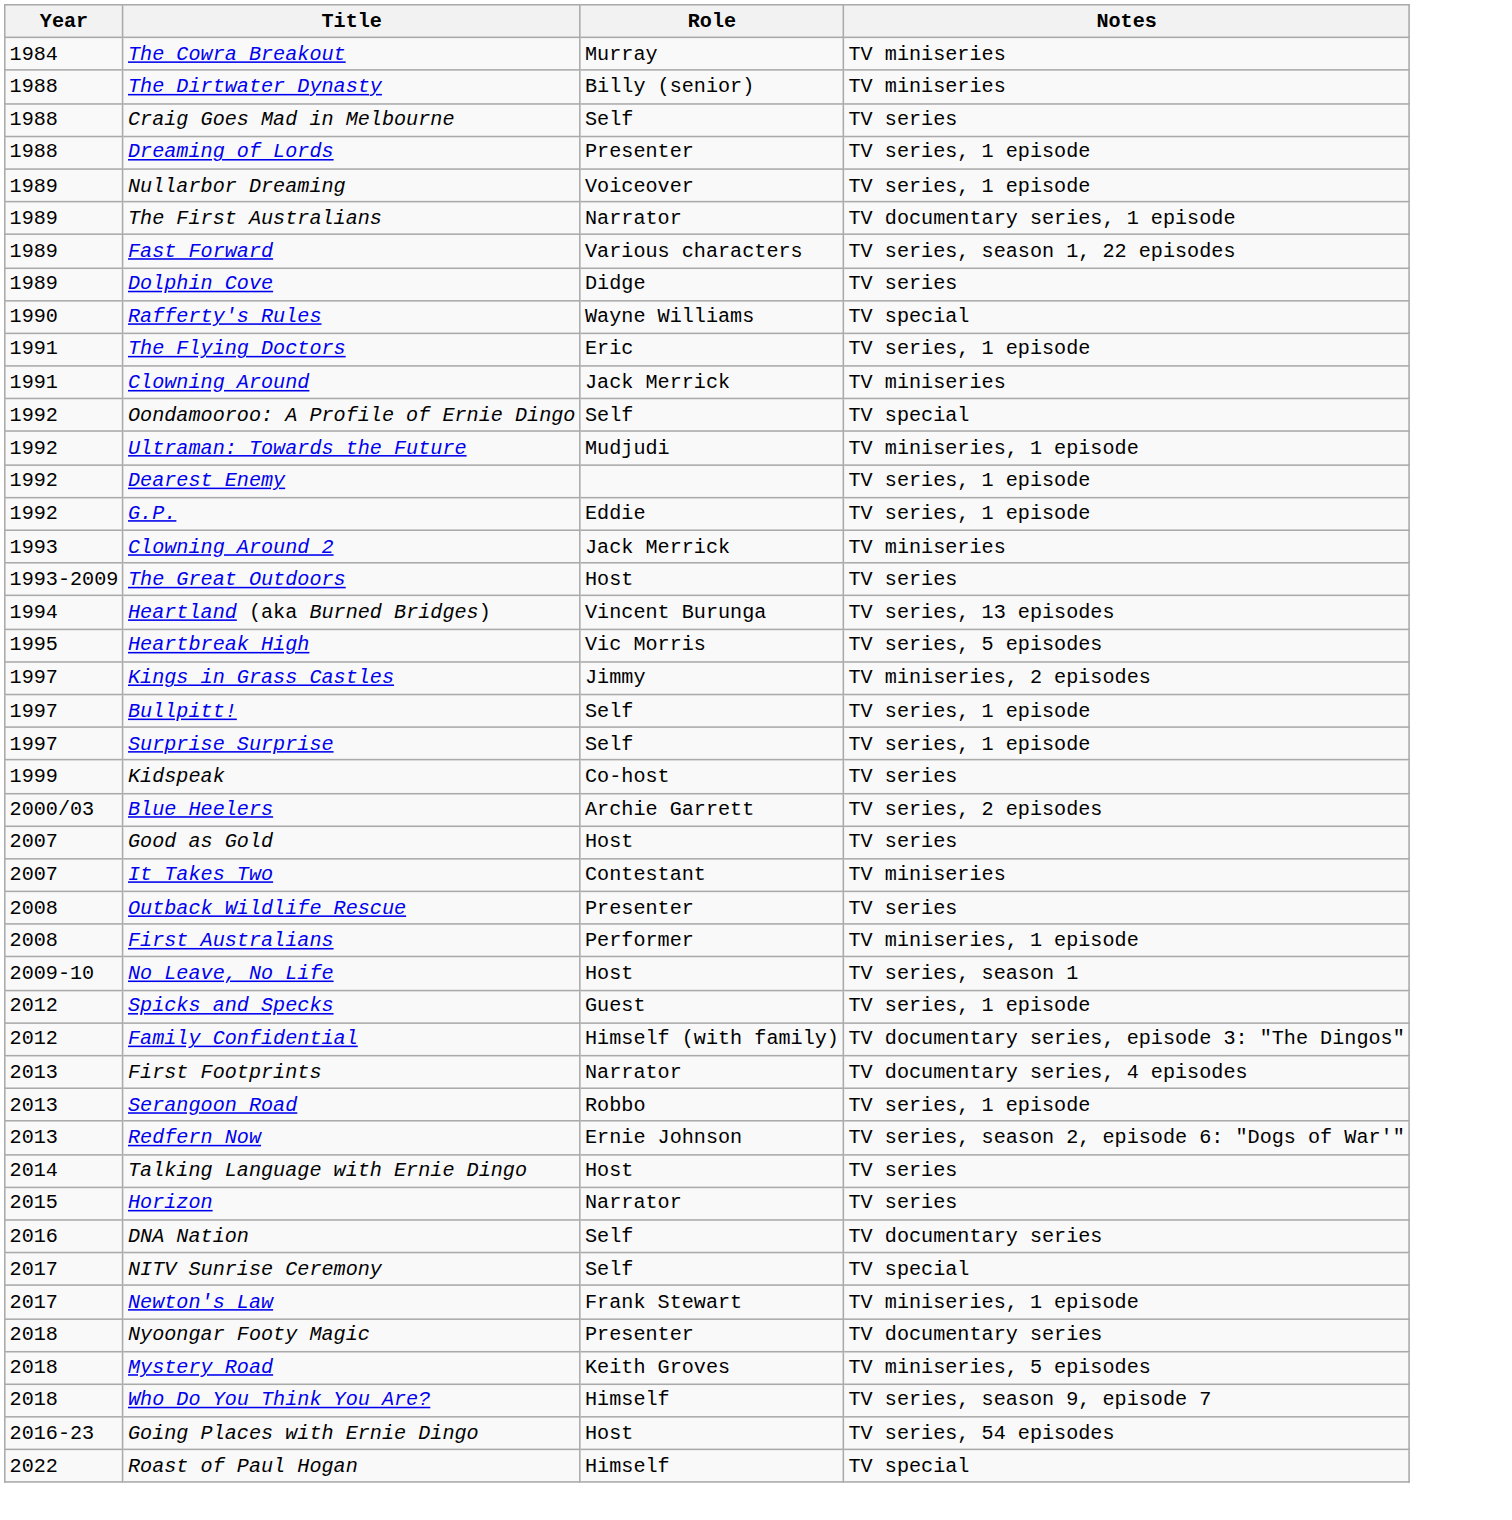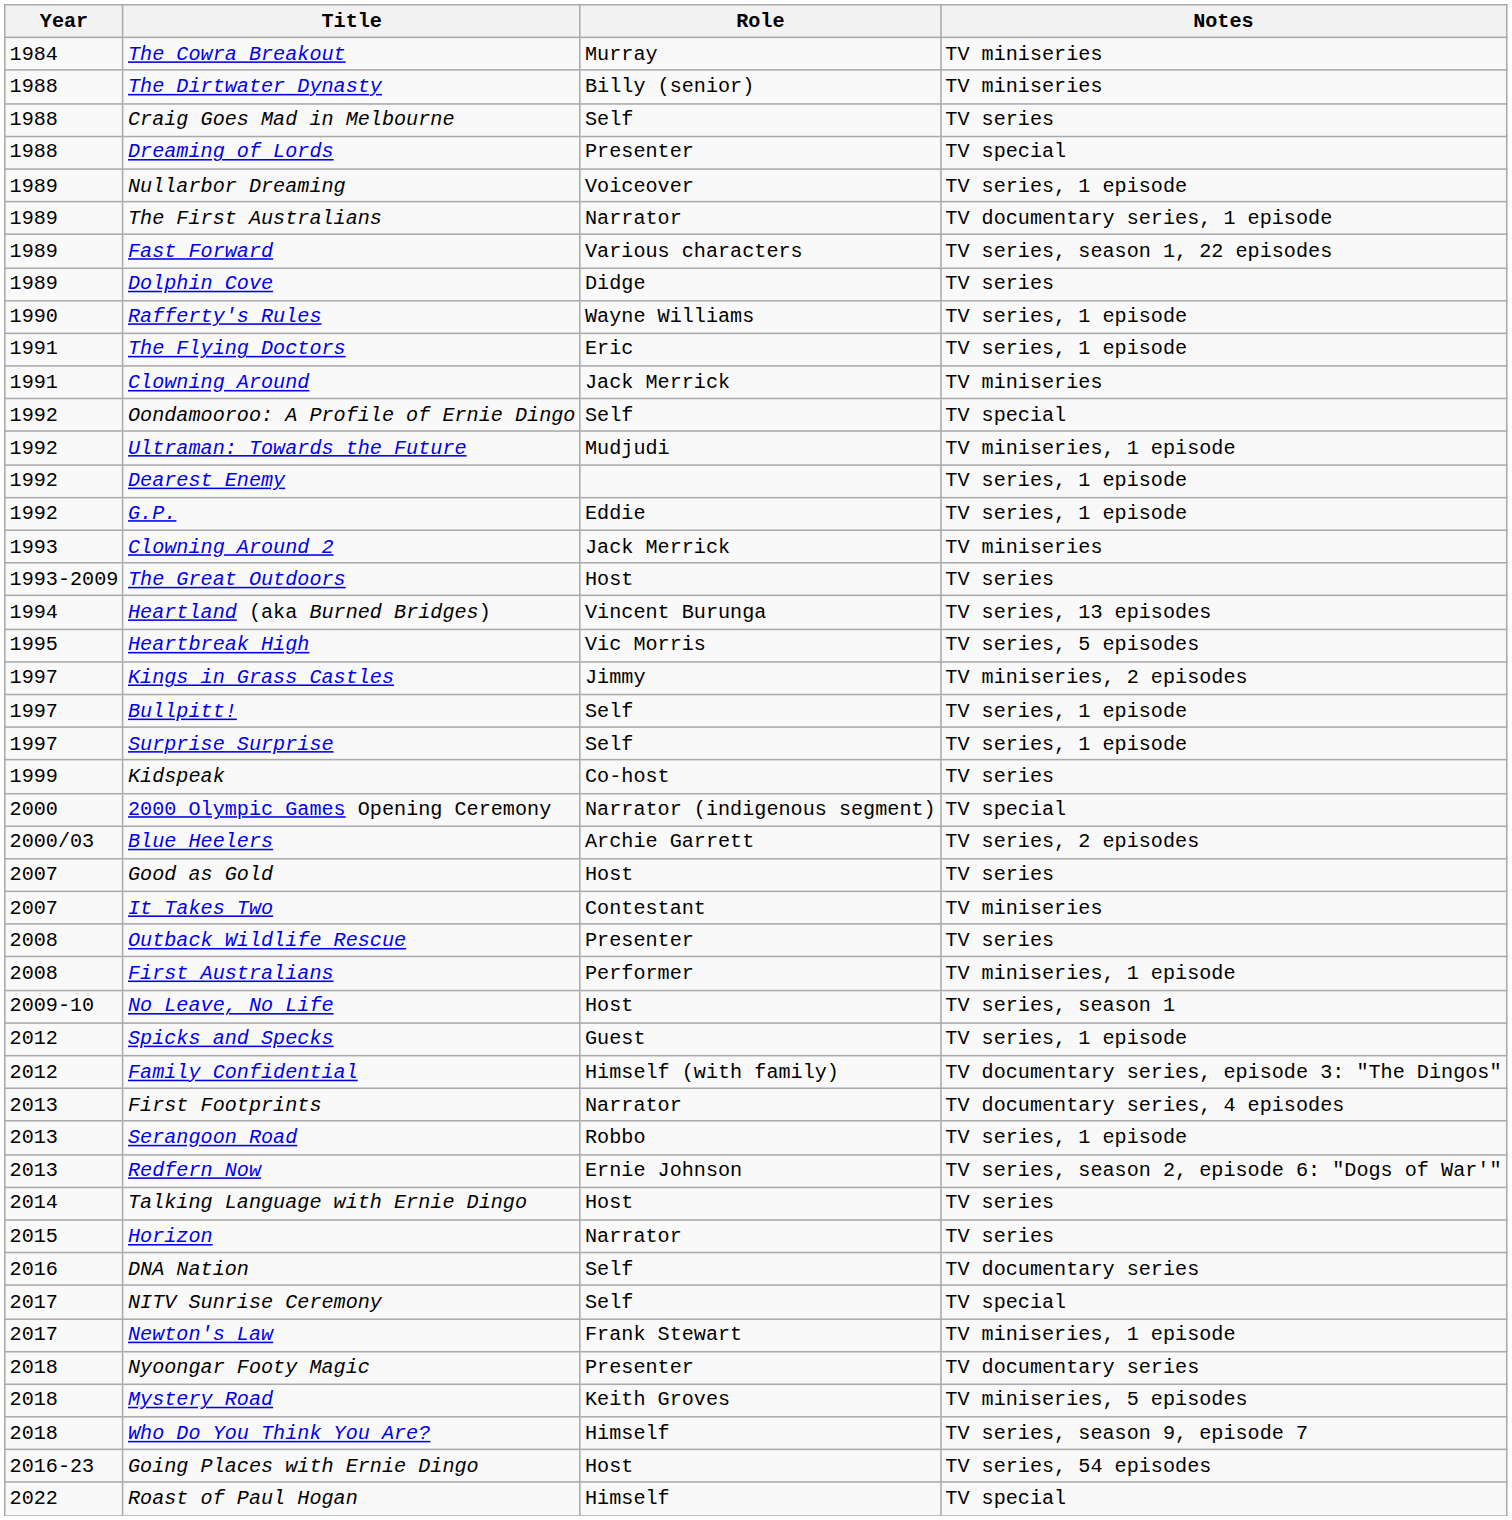(969, 153) TV series, 1 episode -> (1006, 153) TV special
(909, 317) TV special -> (1066, 317) TV series, 1 episode
+ row: (340, 809)
